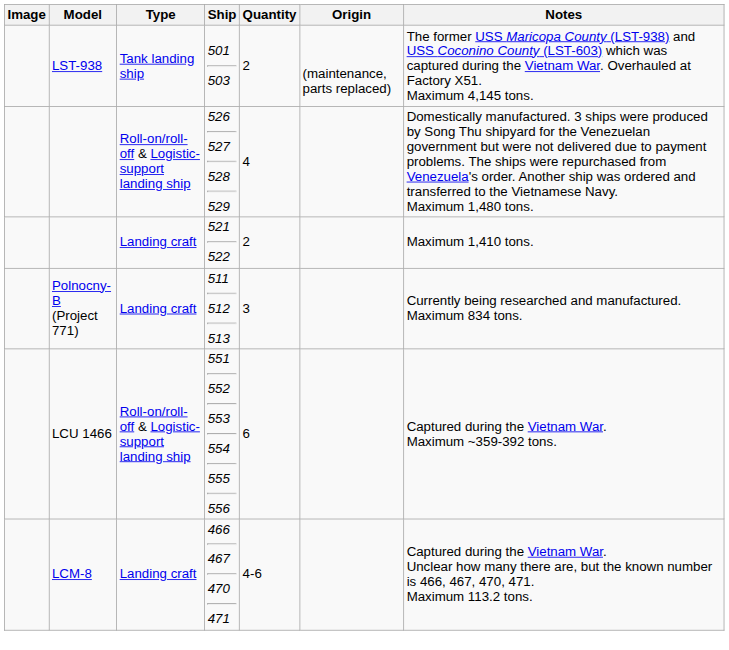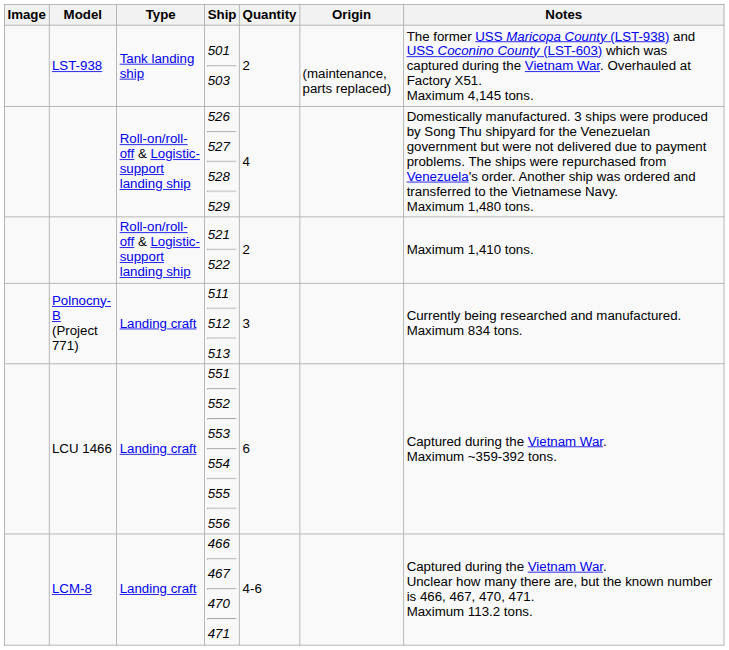(158, 242) Landing craft -> (160, 250) Roll-on/roll-off & Logistic-support landing ship
(160, 434) Roll-on/roll-off & Logistic-support landing ship -> (158, 449) Landing craft
